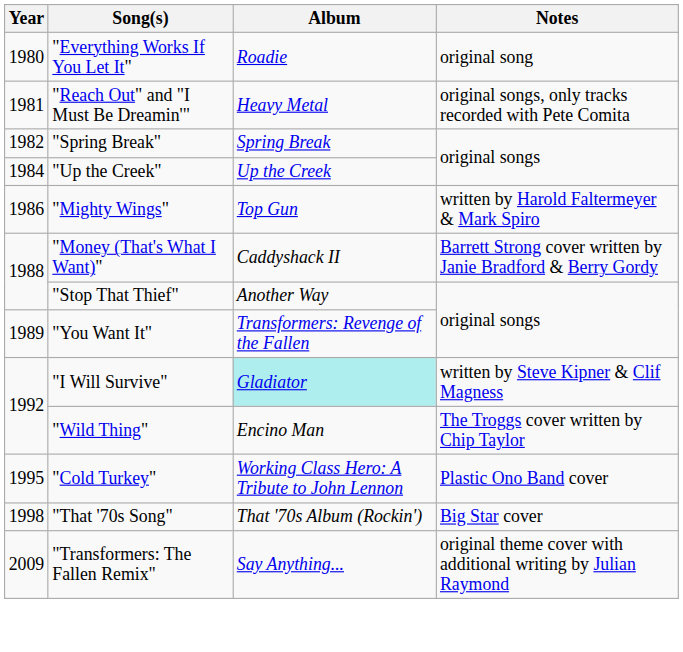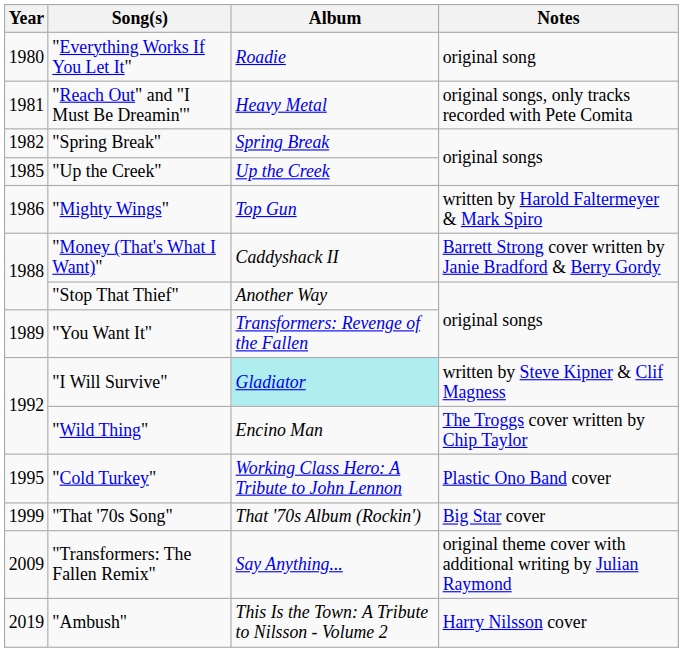(26, 171) 1984 -> (26, 171) 1985
(26, 516) 1998 -> (26, 516) 1999
+ row: (90, 622)
